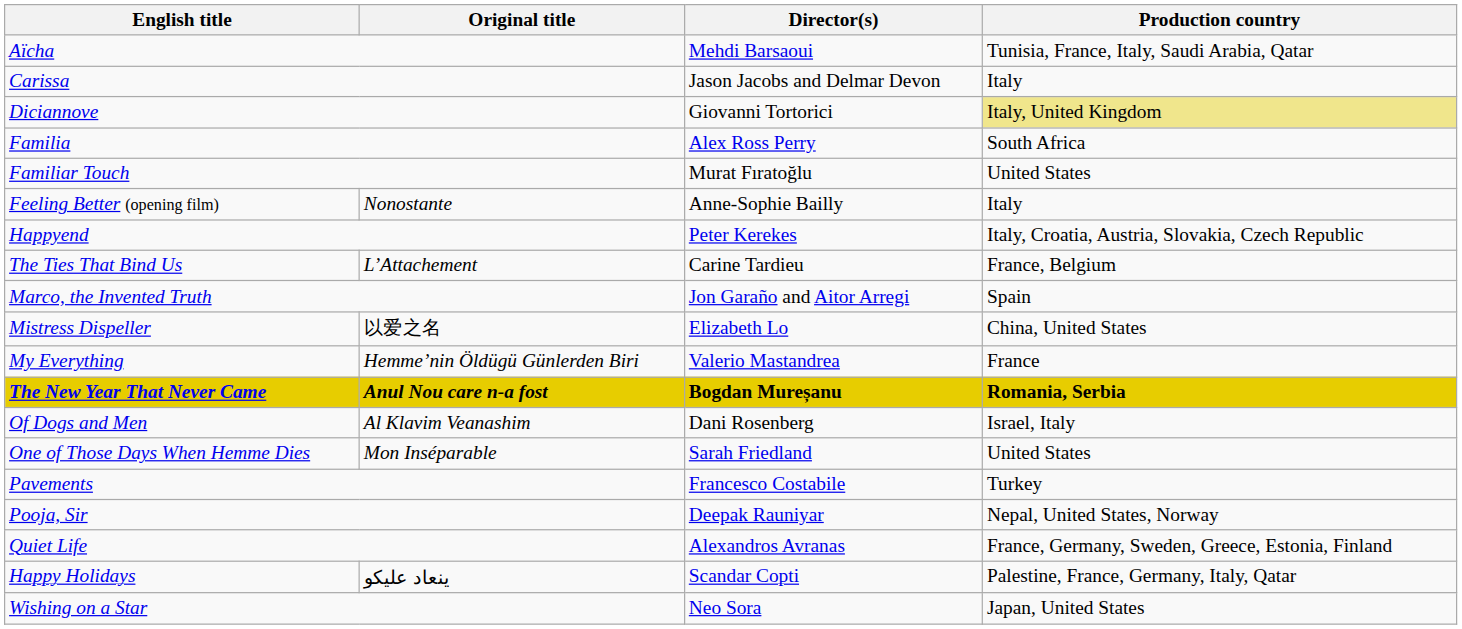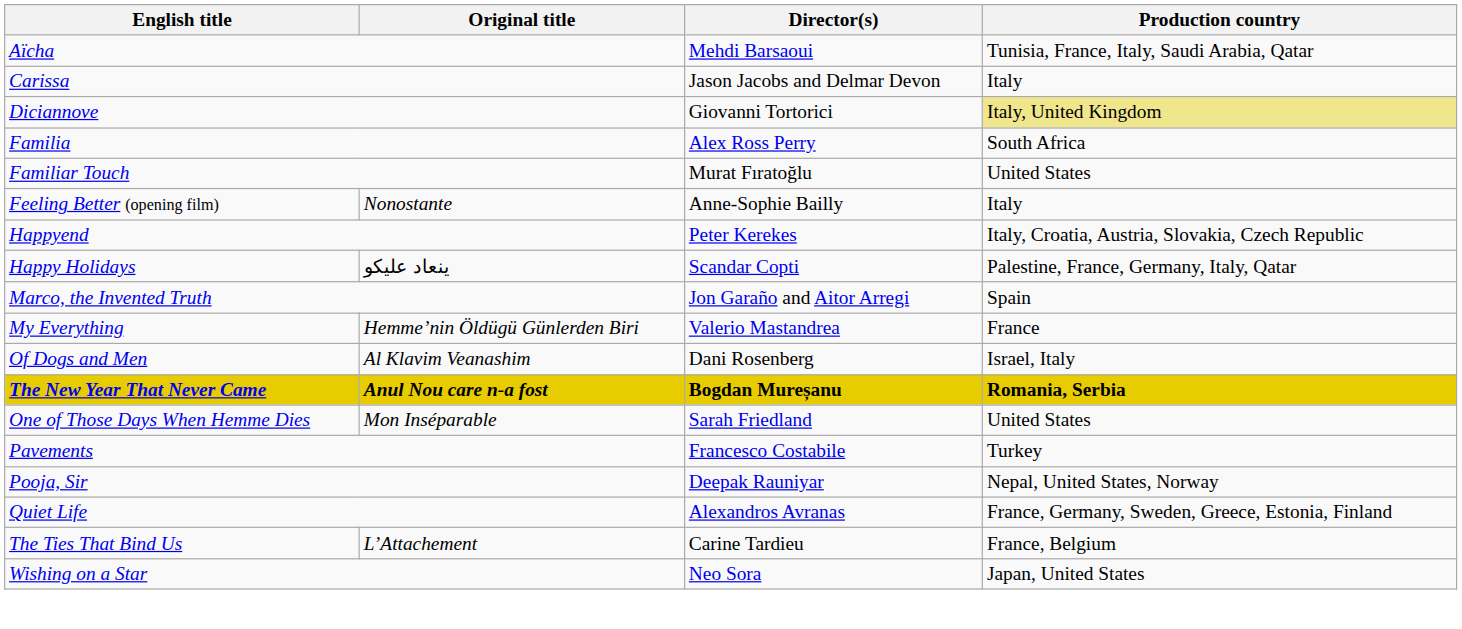rows swapped: (72, 576) <-> (96, 265)
- row: (80, 328)
rows swapped: (138, 391) <-> (78, 422)
